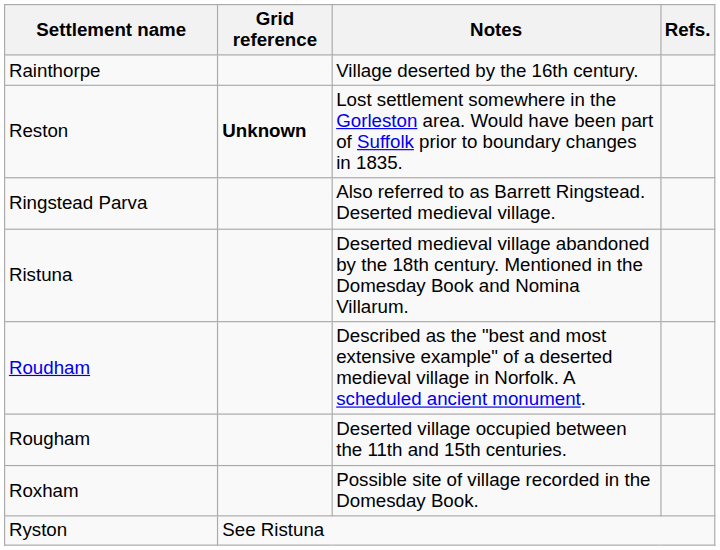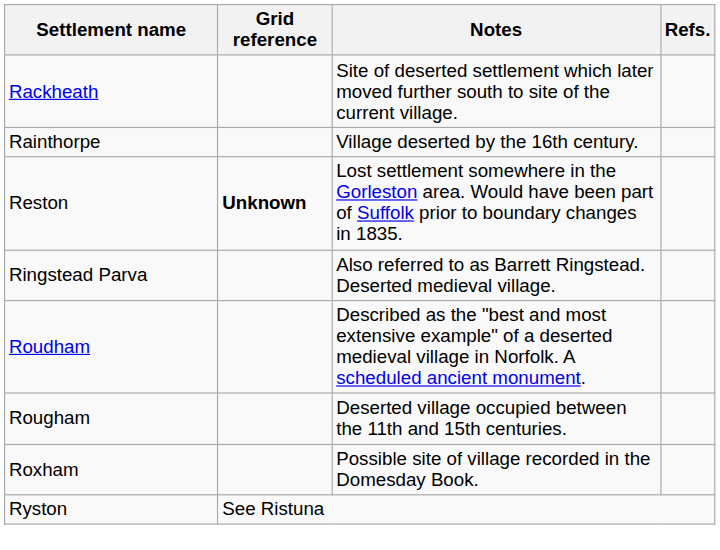+ row: (54, 91)
- row: (41, 274)
